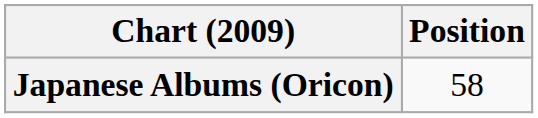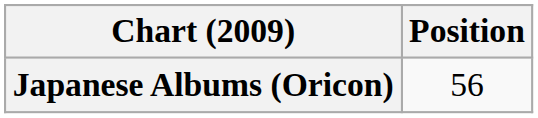(467, 84) 58 -> (467, 84) 56
